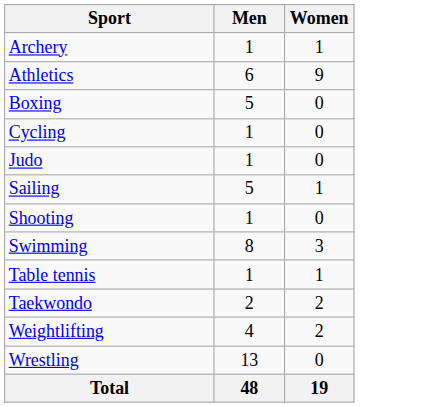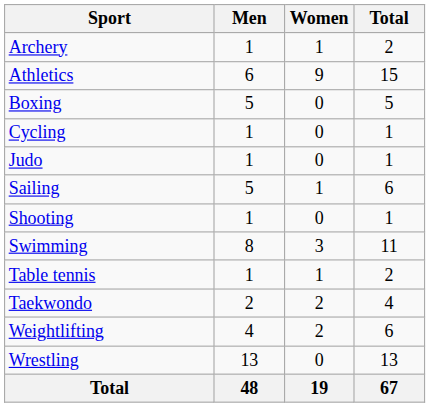+ column: (389, 18)
